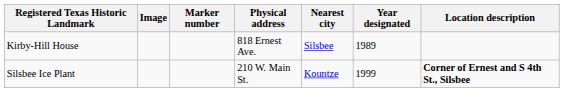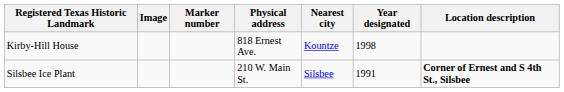(319, 46) Silsbee -> (321, 46) Kountze
(366, 46) 1989 -> (366, 46) 1998
(321, 73) Kountze -> (319, 73) Silsbee
(366, 73) 1999 -> (366, 73) 1991
